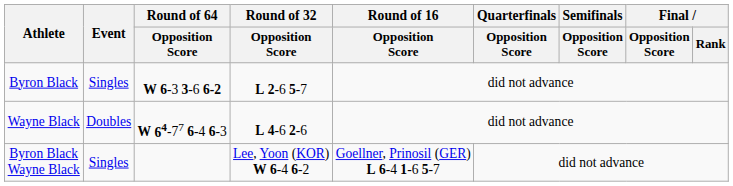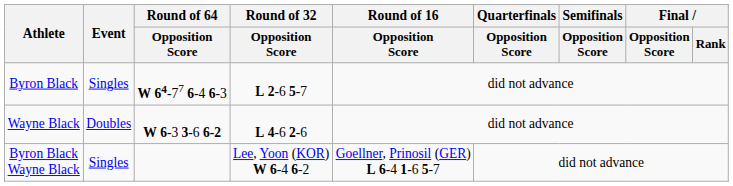(182, 90) W 6-3 3-6 6-2 -> (182, 92) W 64-77 6-4 6-3
(182, 130) W 64-77 6-4 6-3 -> (182, 132) W 6-3 3-6 6-2
